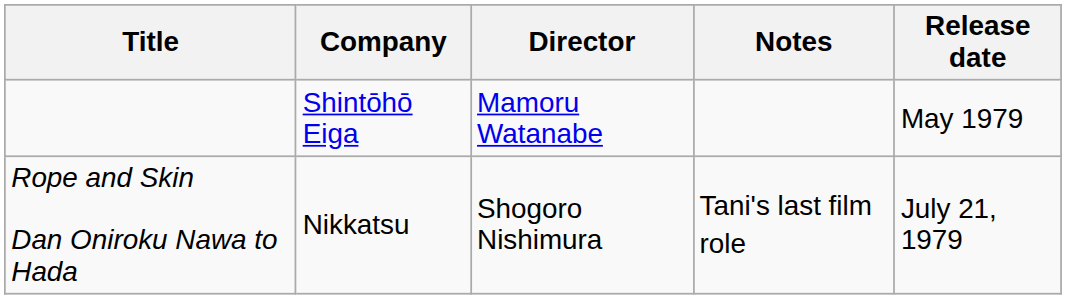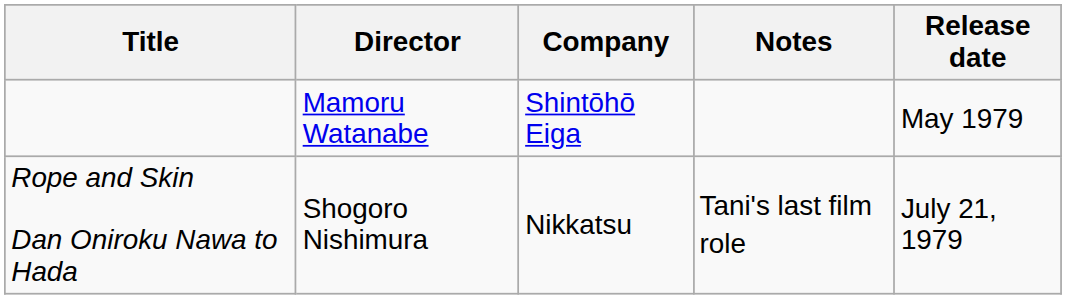columns swapped: (582, 42) <-> (383, 42)
